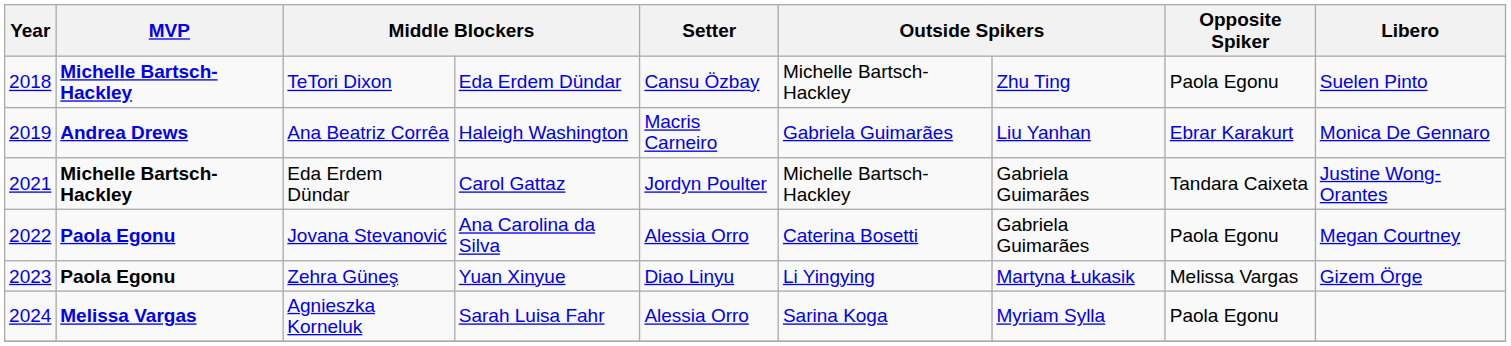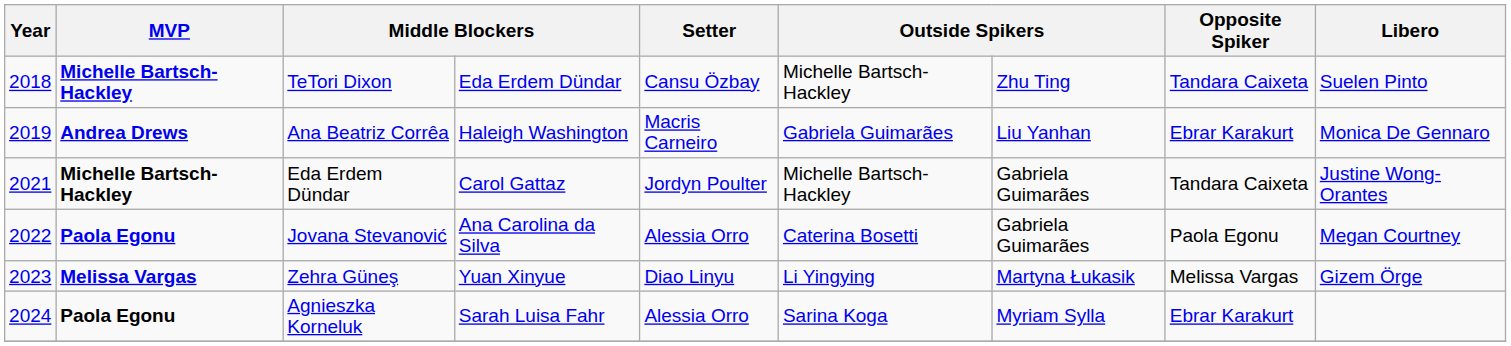(1224, 82) Paola Egonu -> (1239, 82) Tandara Caixeta
(118, 276) Paola Egonu -> (128, 276) Melissa Vargas
(128, 316) Melissa Vargas -> (118, 316) Paola Egonu
(1224, 316) Paola Egonu -> (1232, 316) Ebrar Karakurt
